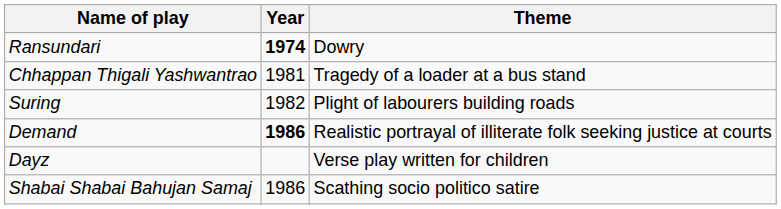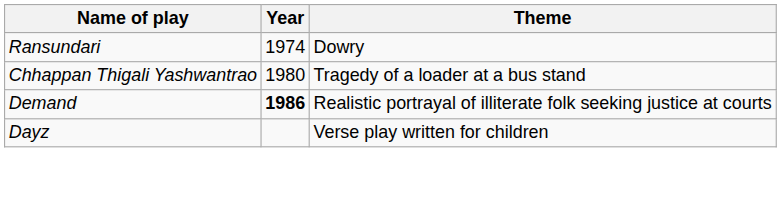(285, 47) bold -> (285, 47) normal
(285, 75) 1981 -> (285, 75) 1980
- row: (35, 103)
- row: (130, 189)
